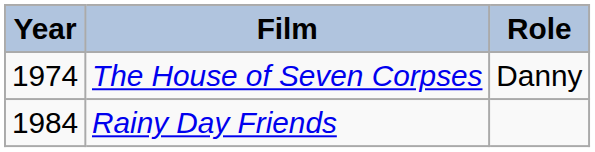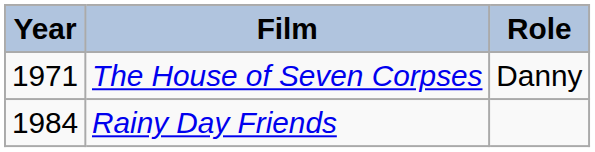(45, 76) 1974 -> (45, 76) 1971
